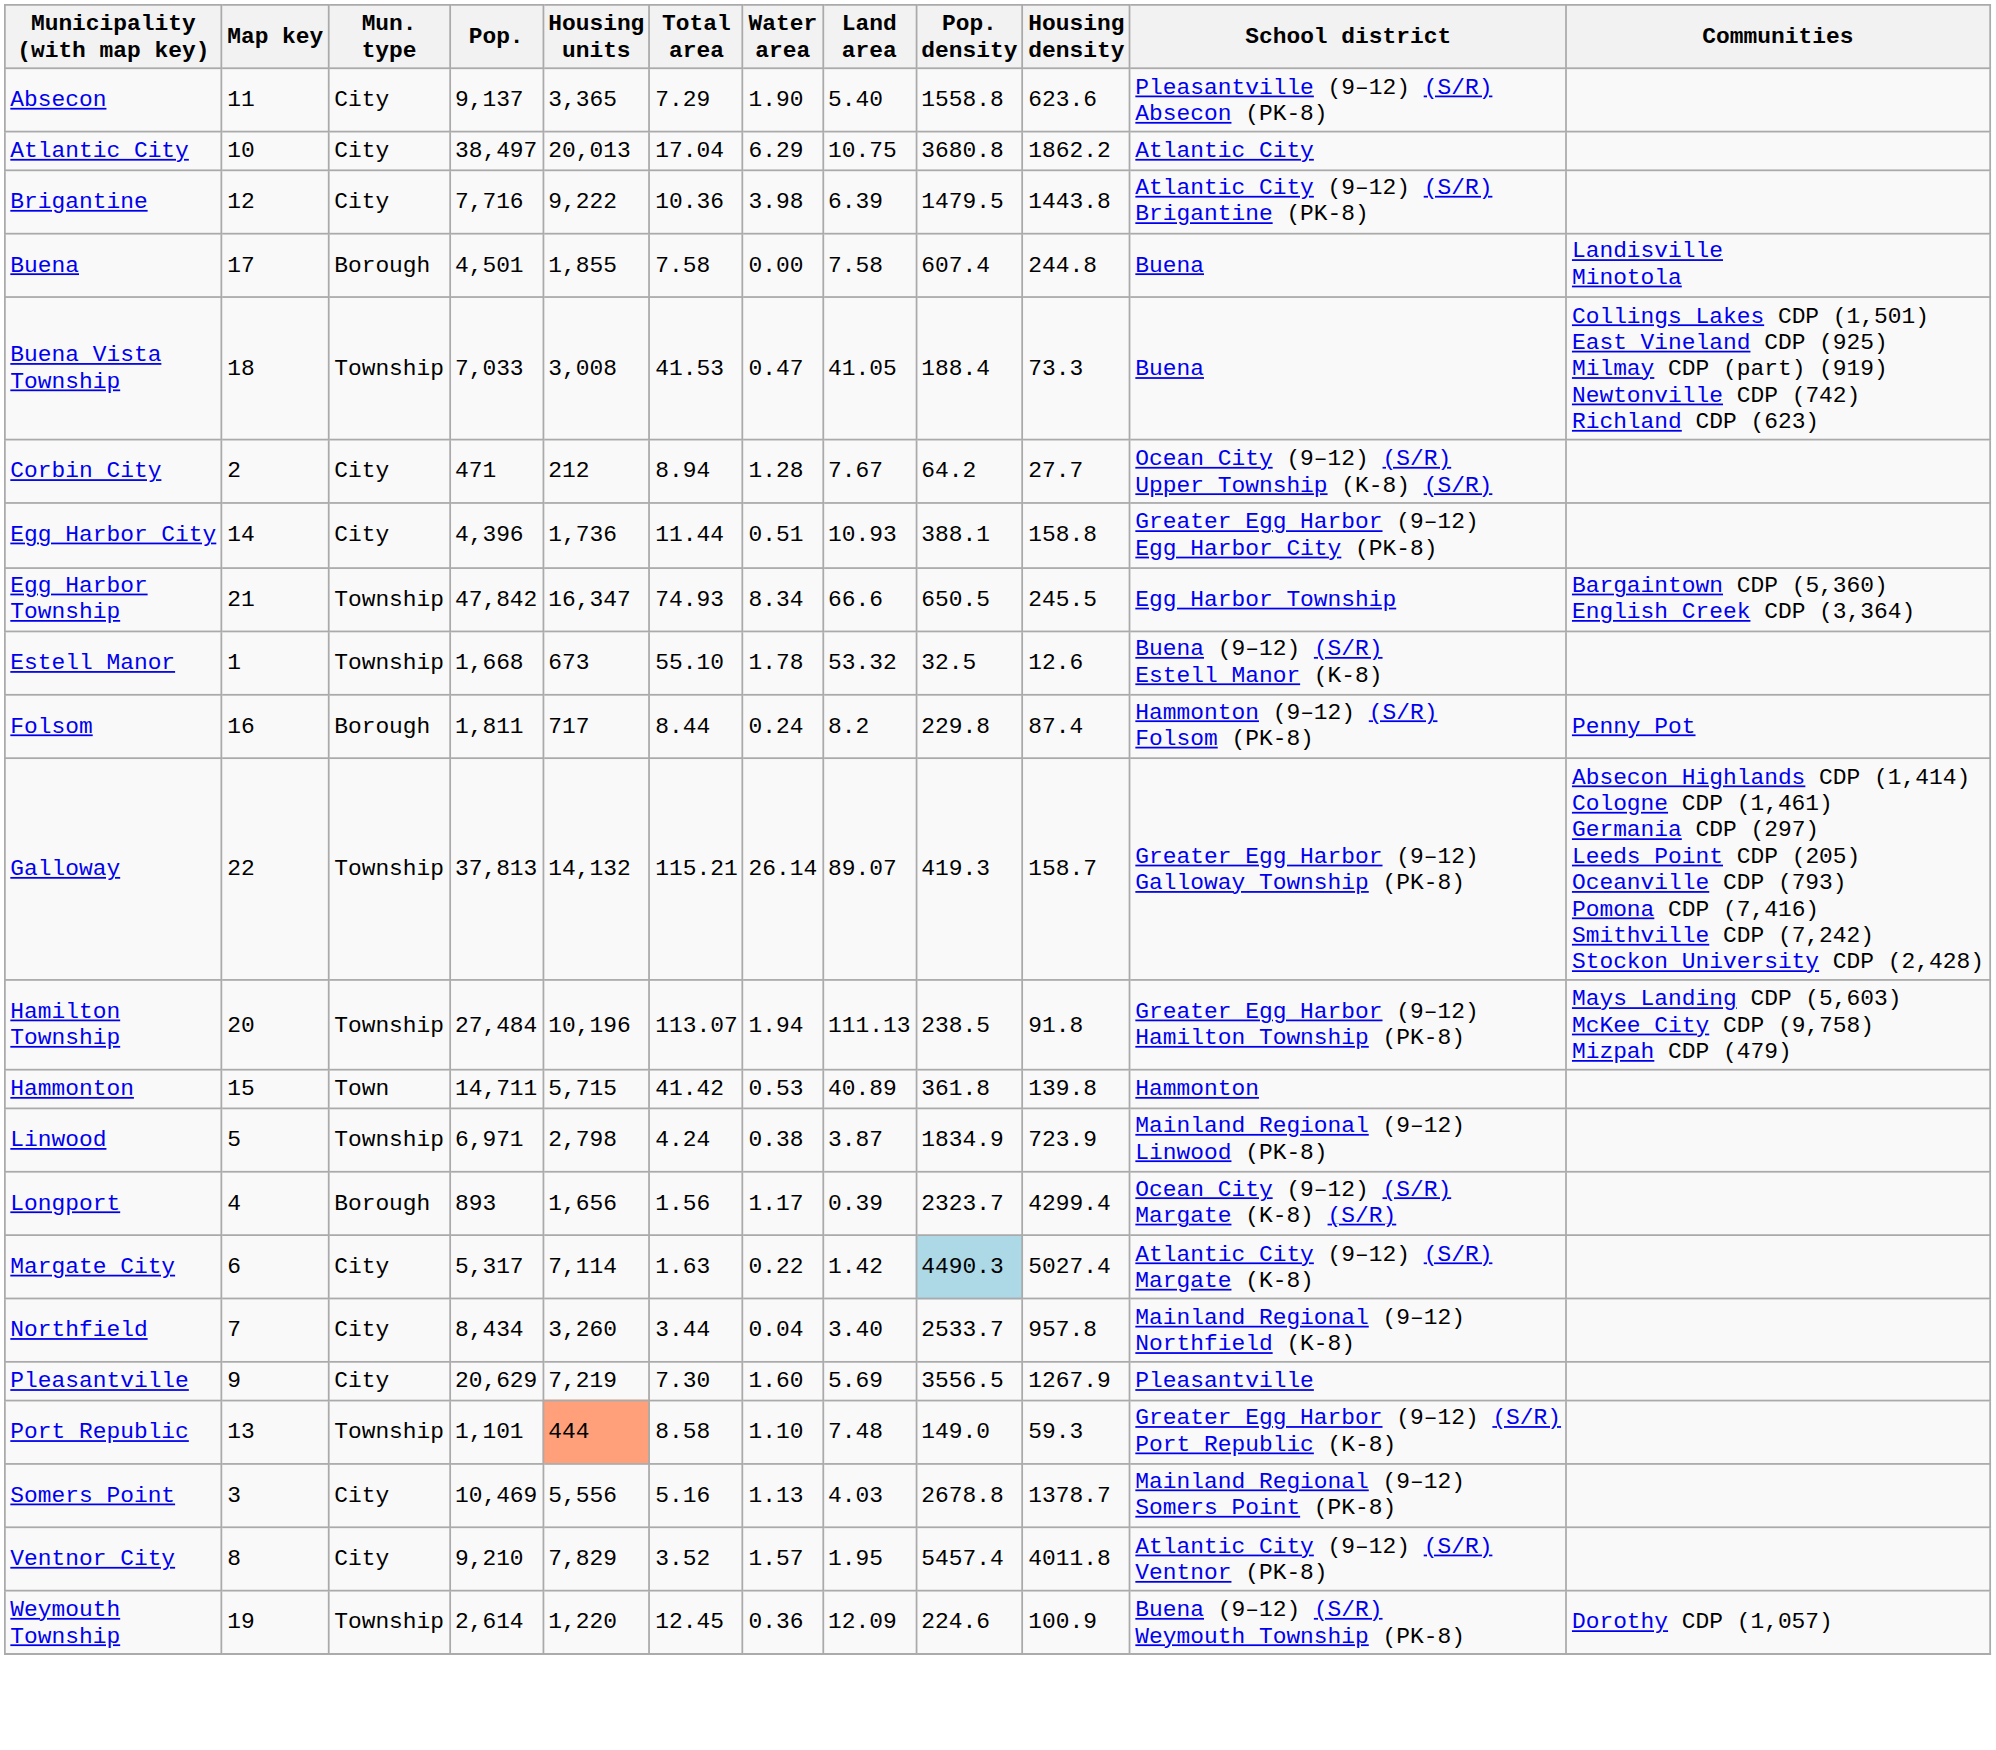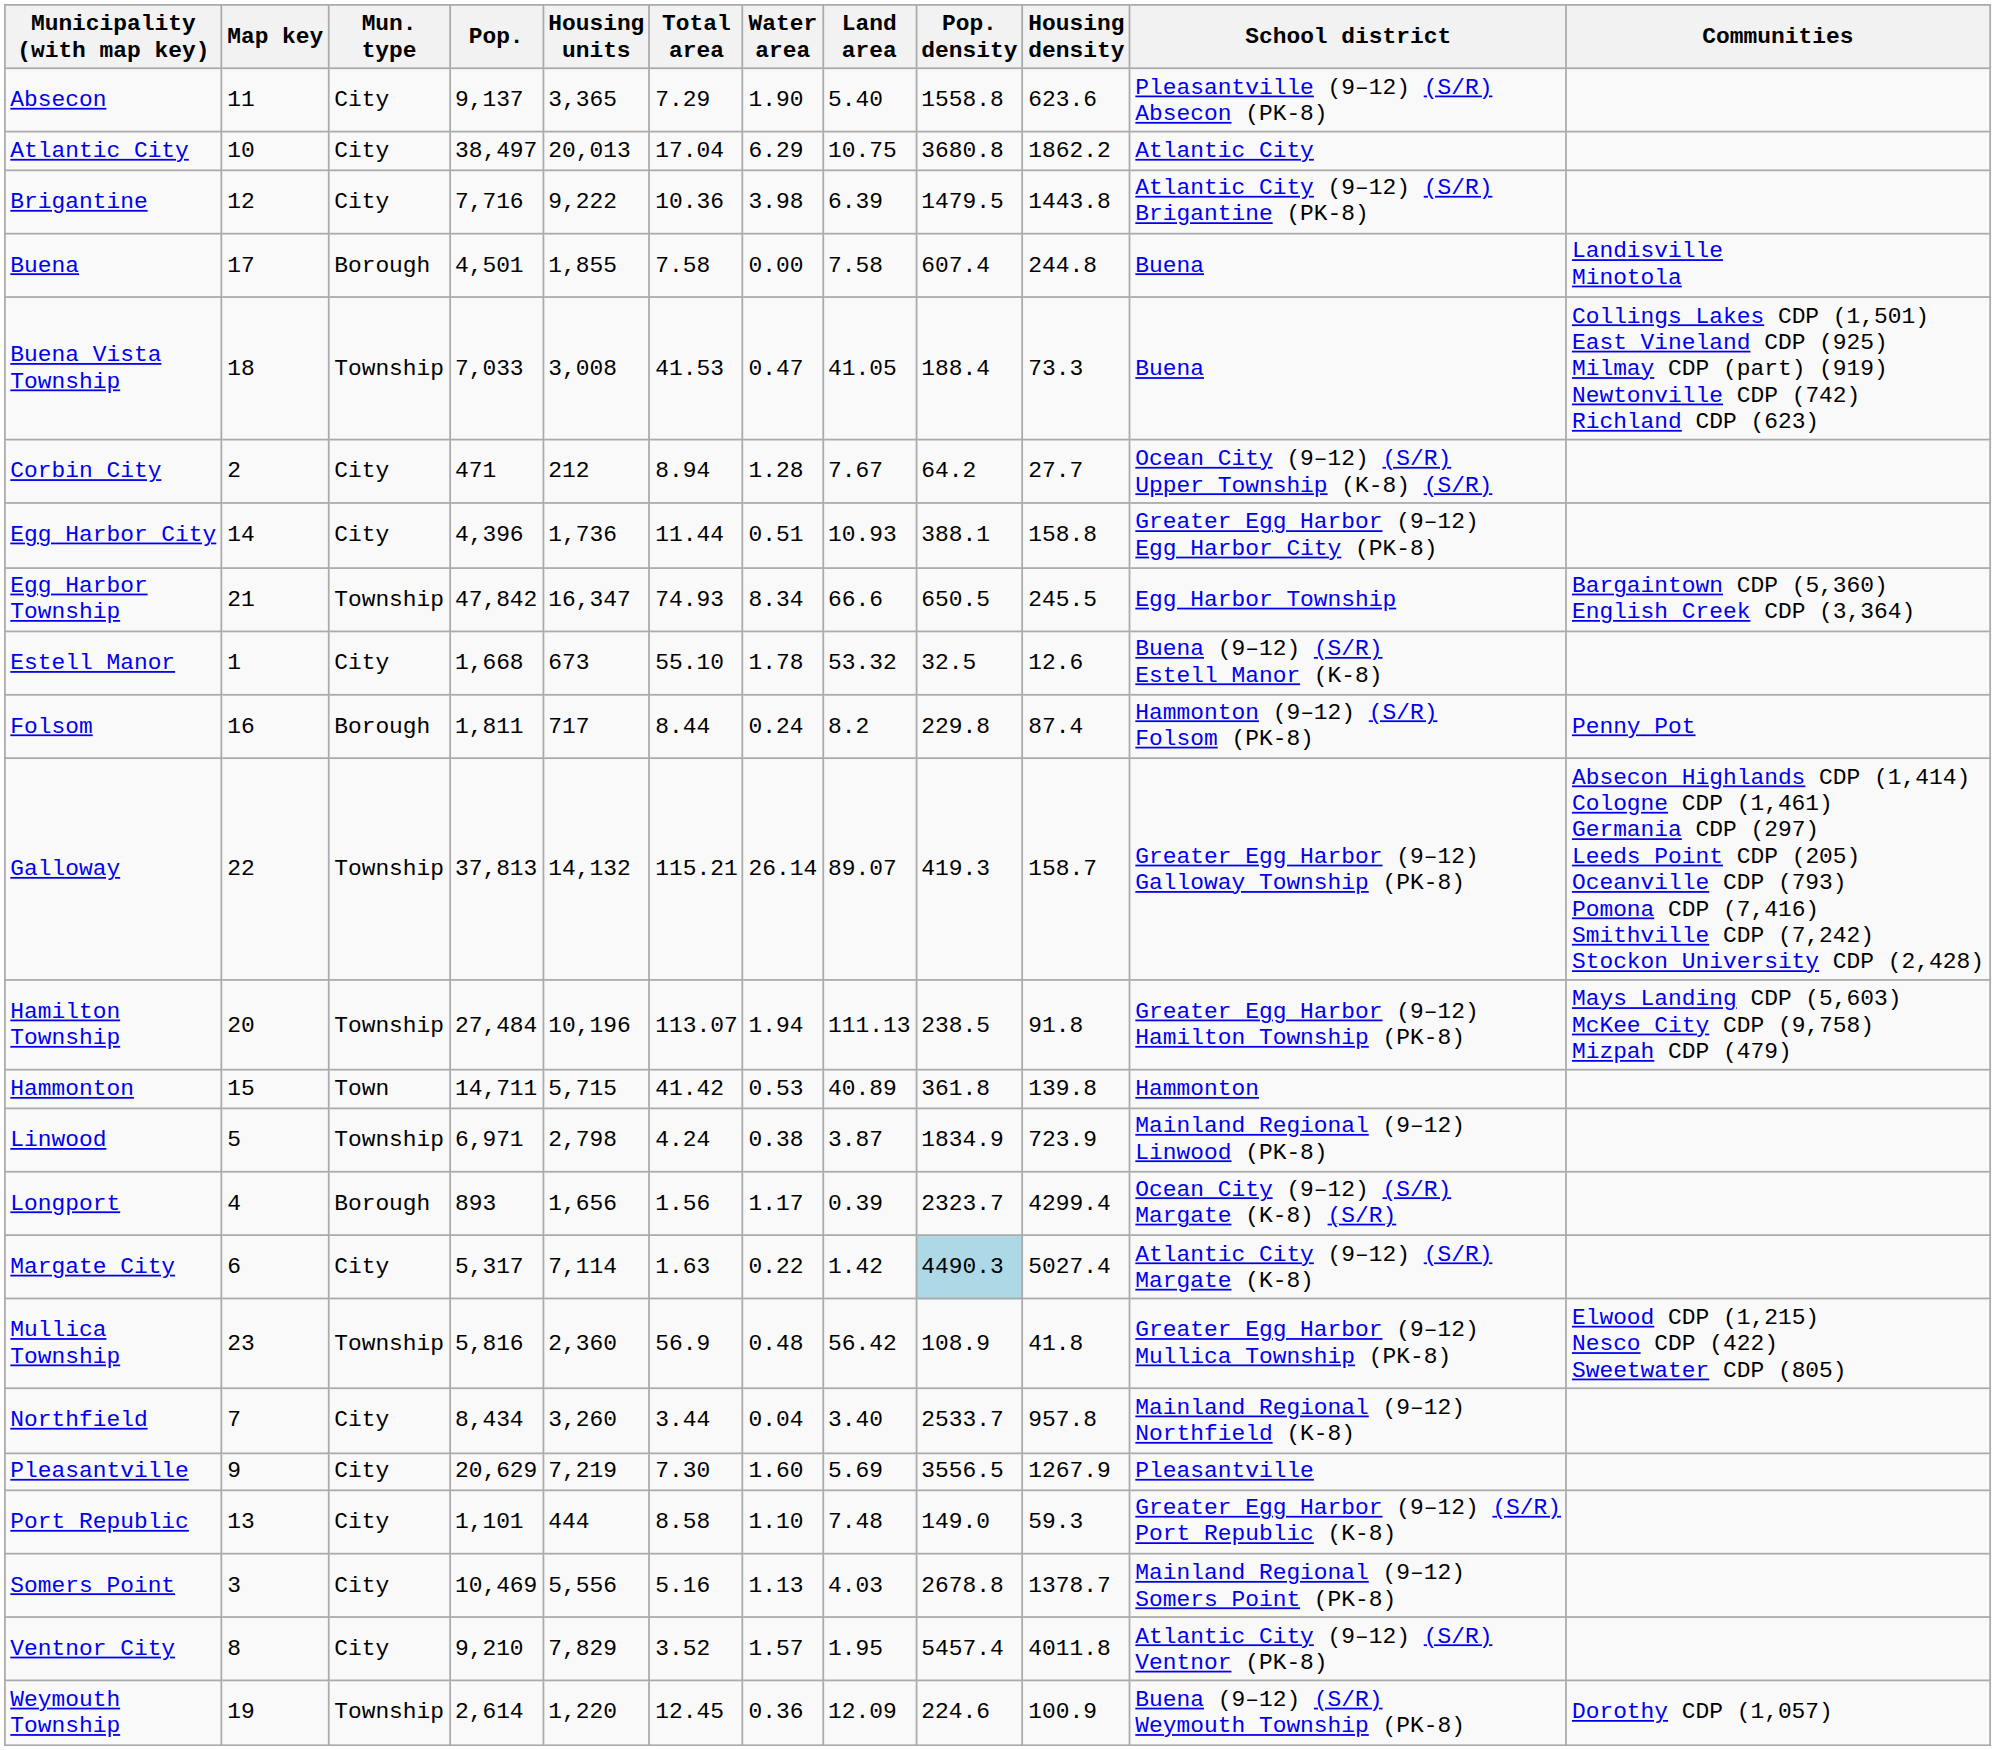(389, 663) Township -> (362, 663) City
+ row: (65, 1344)
(389, 1432) Township -> (362, 1522) City
(569, 1432) lightsalmon background -> (569, 1522) no background
